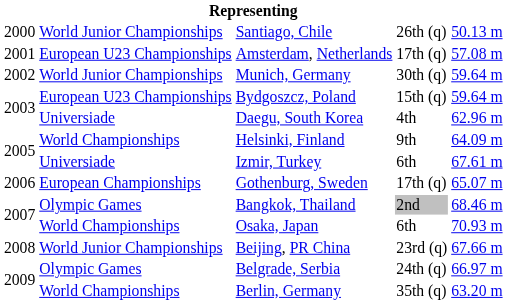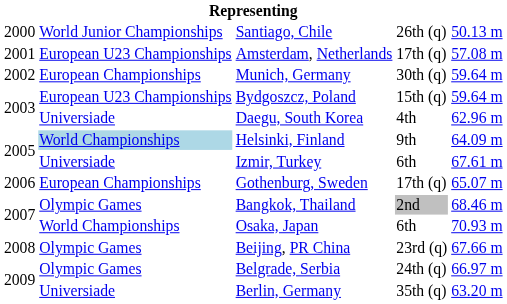(131, 75) World Junior Championships -> (120, 75) European Championships
(109, 140) no background -> (109, 140) lightblue background
(131, 247) World Junior Championships -> (90, 247) Olympic Games
(109, 291) World Championships -> (77, 291) Universiade
